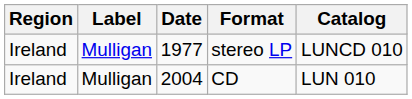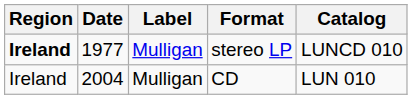columns swapped: (182, 19) <-> (117, 19)
(38, 49) normal -> (40, 49) bold
